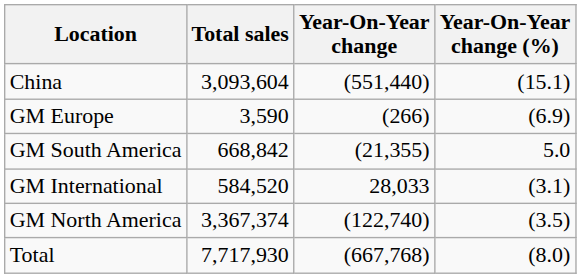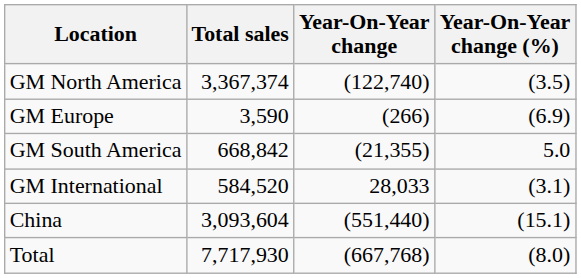rows swapped: (96, 220) <-> (36, 81)
